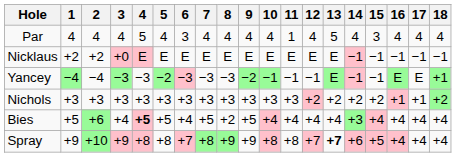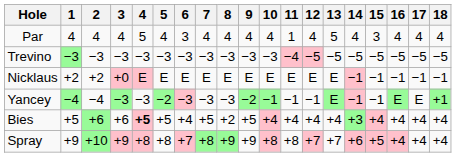+ row: (29, 57)
- row: (29, 99)
(121, 120) +4 -> (121, 120) +6
(334, 141) bold -> (334, 141) normal
